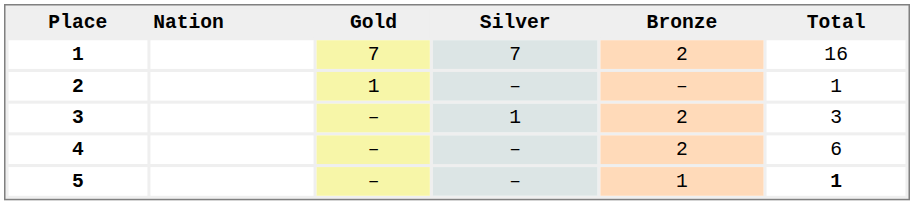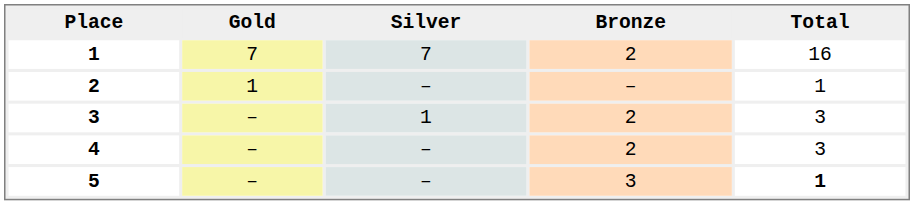- column: (189, 23)
(836, 150) 6 -> (820, 150) 3
(682, 181) 1 -> (631, 181) 3
